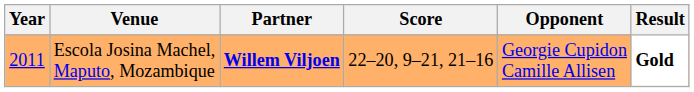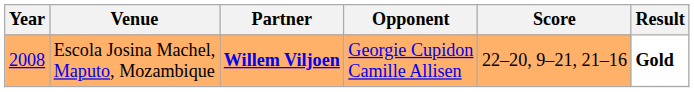columns swapped: (564, 19) <-> (421, 19)
(27, 60) 2011 -> (27, 60) 2008
